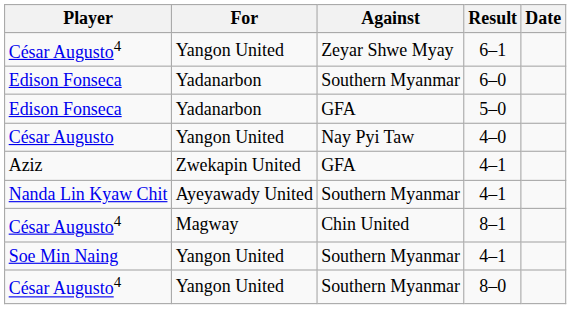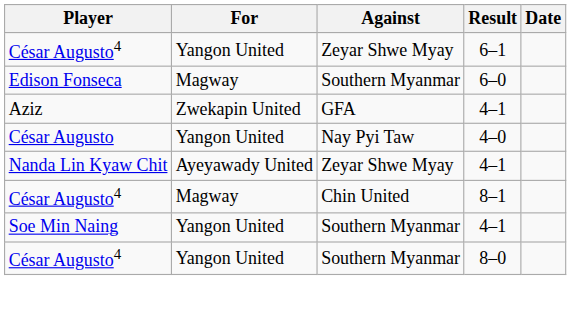(219, 80) Yadanarbon -> (207, 80) Magway
- row: (65, 108)
rows swapped: (61, 137) <-> (26, 165)
(391, 194) Southern Myanmar -> (387, 165) Zeyar Shwe Myay
